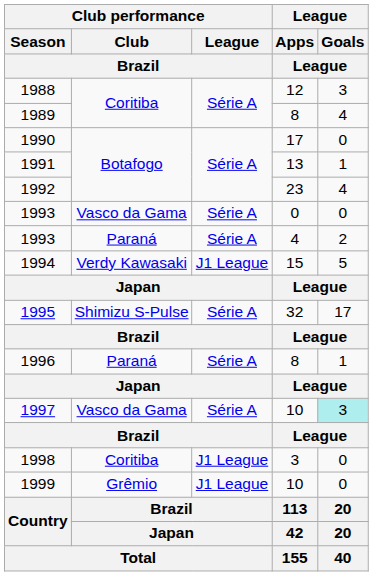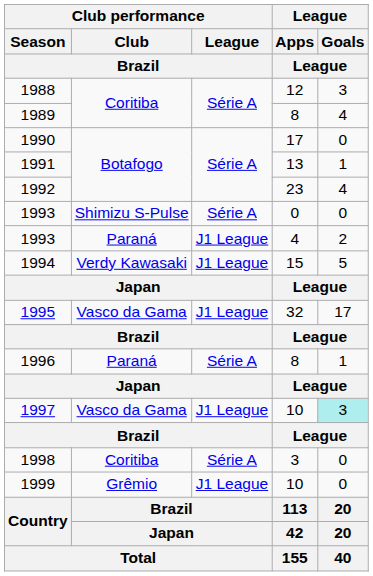(132, 213) Vasco da Gama -> (132, 213) Shimizu S-Pulse
(232, 238) Série A -> (232, 238) J1 League
(132, 312) Shimizu S-Pulse -> (132, 312) Vasco da Gama
(232, 312) Série A -> (232, 312) J1 League
(232, 410) Série A -> (232, 410) J1 League
(232, 459) J1 League -> (232, 459) Série A
